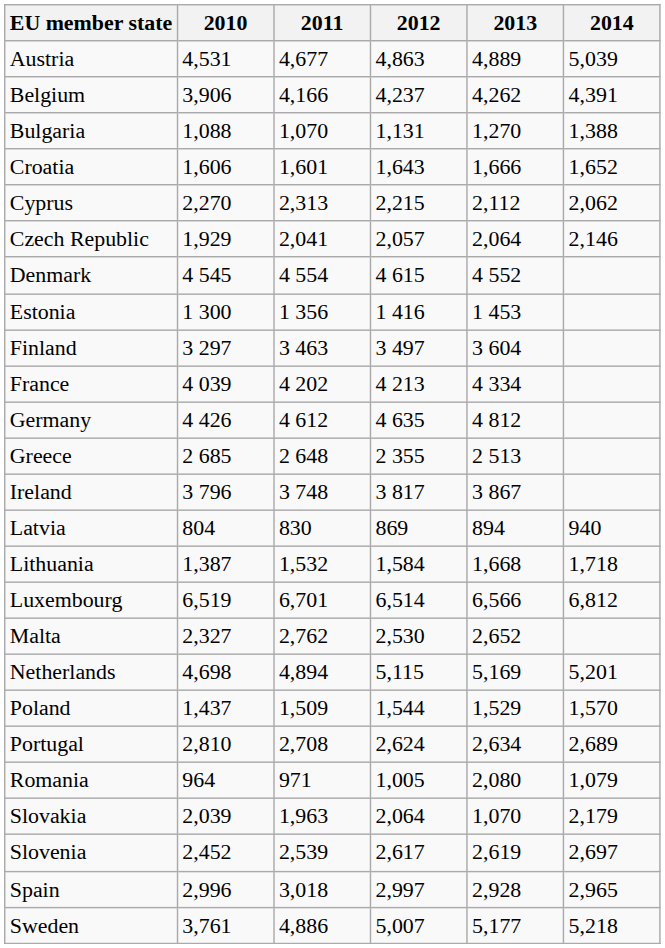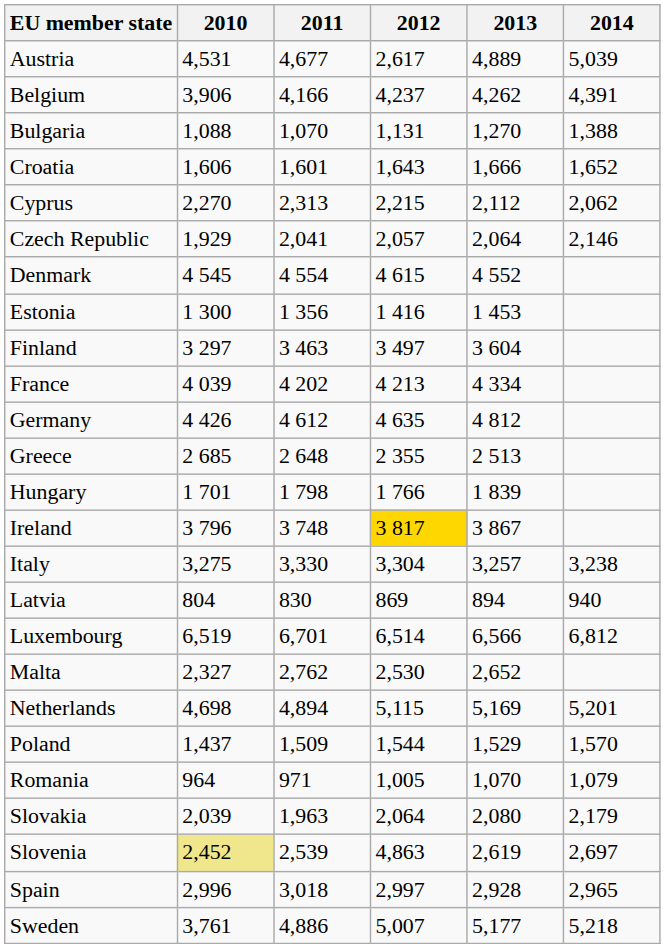(400, 58) 4,863 -> (400, 58) 2,617
+ row: (48, 491)
(400, 491) no background -> (400, 527) gold background
+ row: (30, 564)
- row: (52, 564)
- row: (47, 744)
(497, 780) 2,080 -> (497, 780) 1,070
(497, 816) 1,070 -> (497, 816) 2,080
(207, 852) no background -> (207, 852) khaki background
(400, 852) 2,617 -> (400, 852) 4,863
